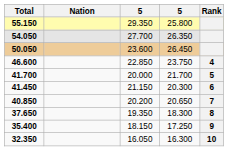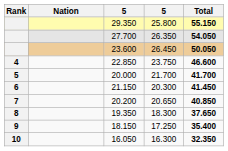columns swapped: (212, 10) <-> (24, 10)
